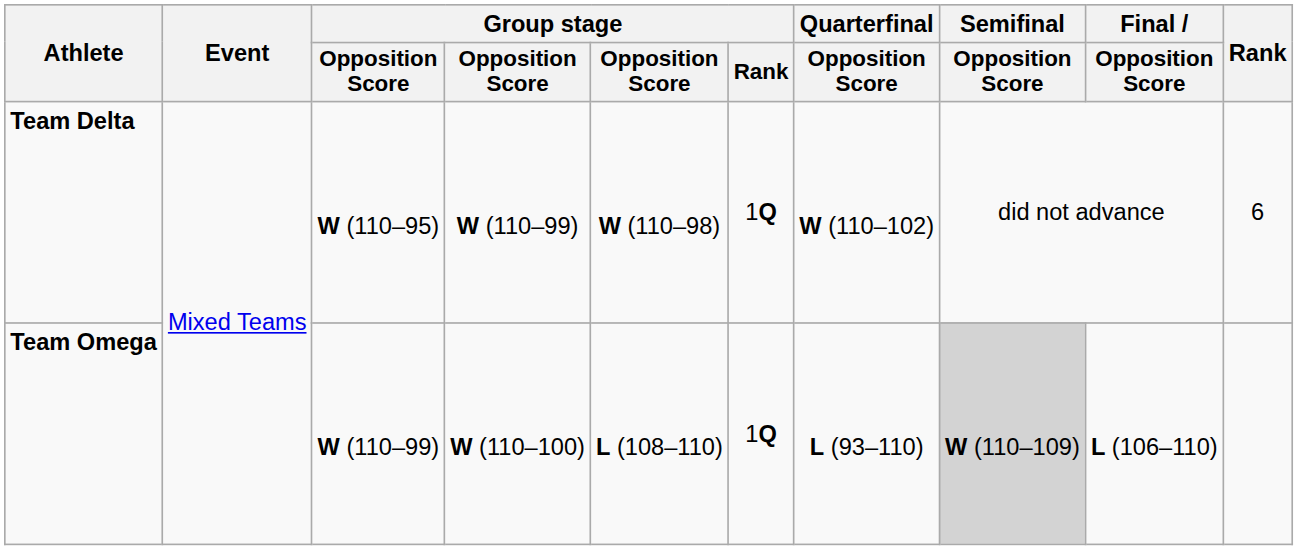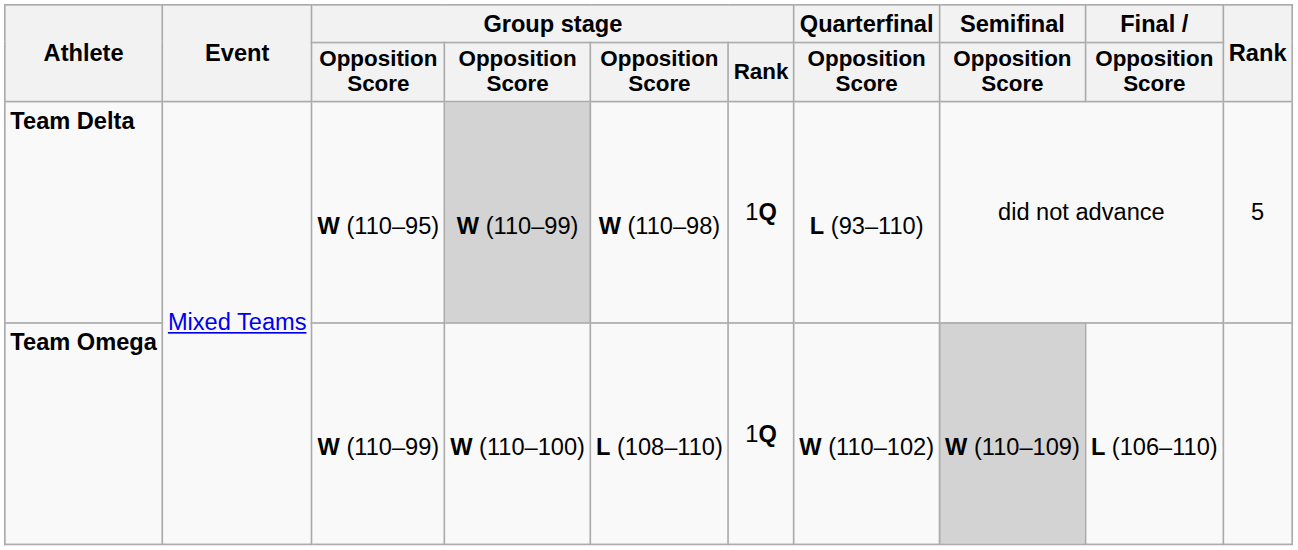(518, 226) no background -> (518, 226) lightgrey background
(867, 226) W (110–102) -> (867, 226) L (93–110)
(1258, 213) 6 -> (1258, 213) 5
(867, 447) L (93–110) -> (867, 447) W (110–102)
